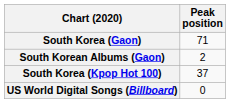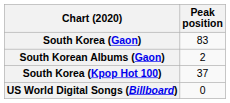(203, 40) 71 -> (203, 40) 83
